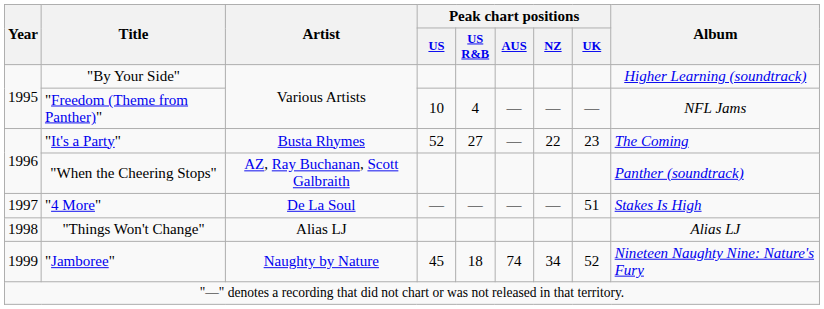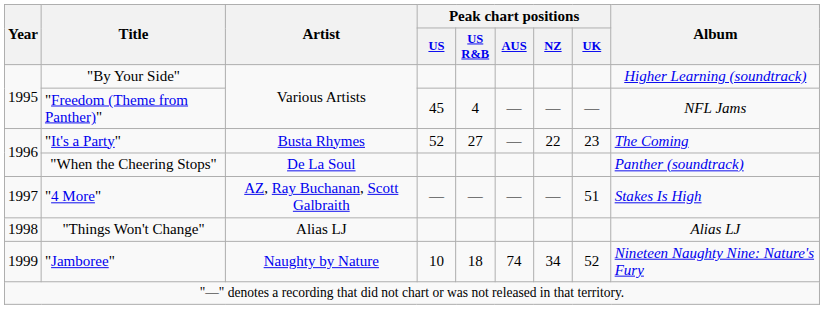(436, 108) 10 -> (436, 108) 45
(321, 173) AZ, Ray Buchanan, Scott Galbraith -> (321, 164) De La Soul
(321, 205) De La Soul -> (321, 197) AZ, Ray Buchanan, Scott Galbraith
(436, 261) 45 -> (436, 261) 10
